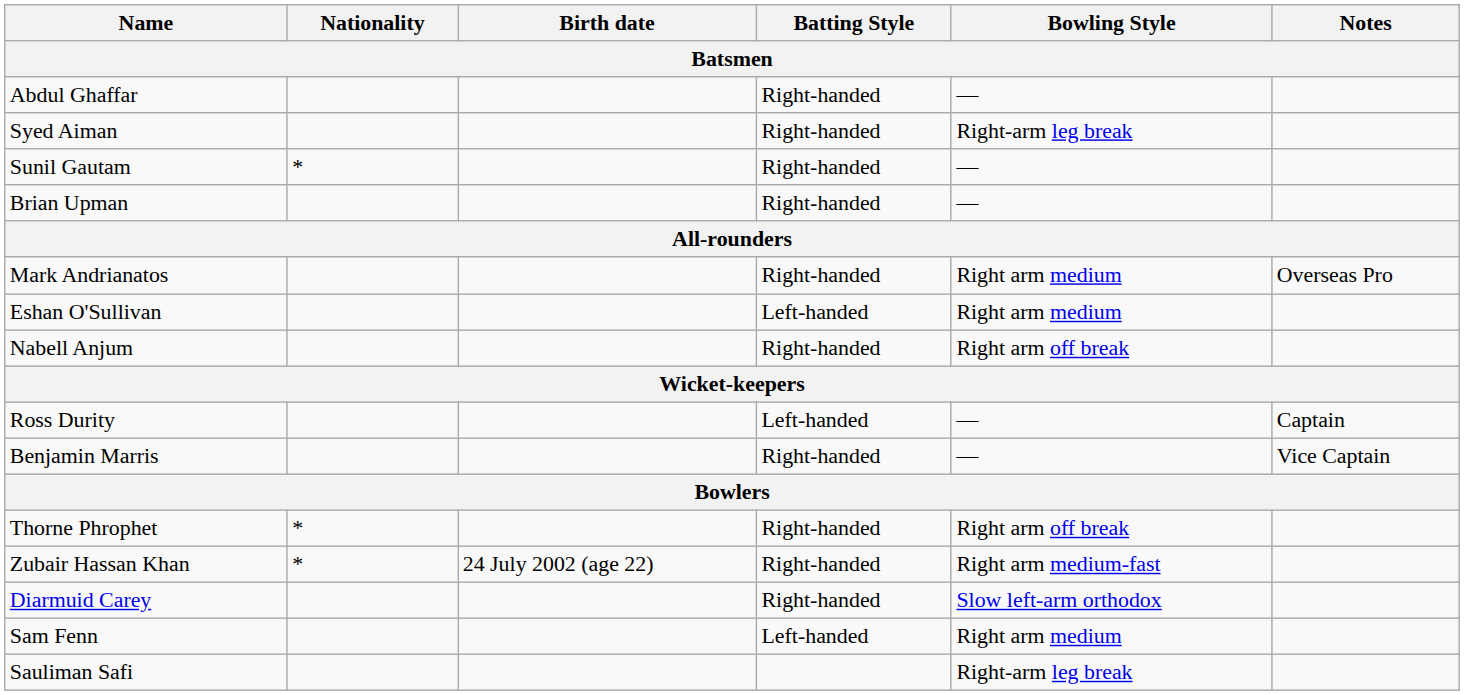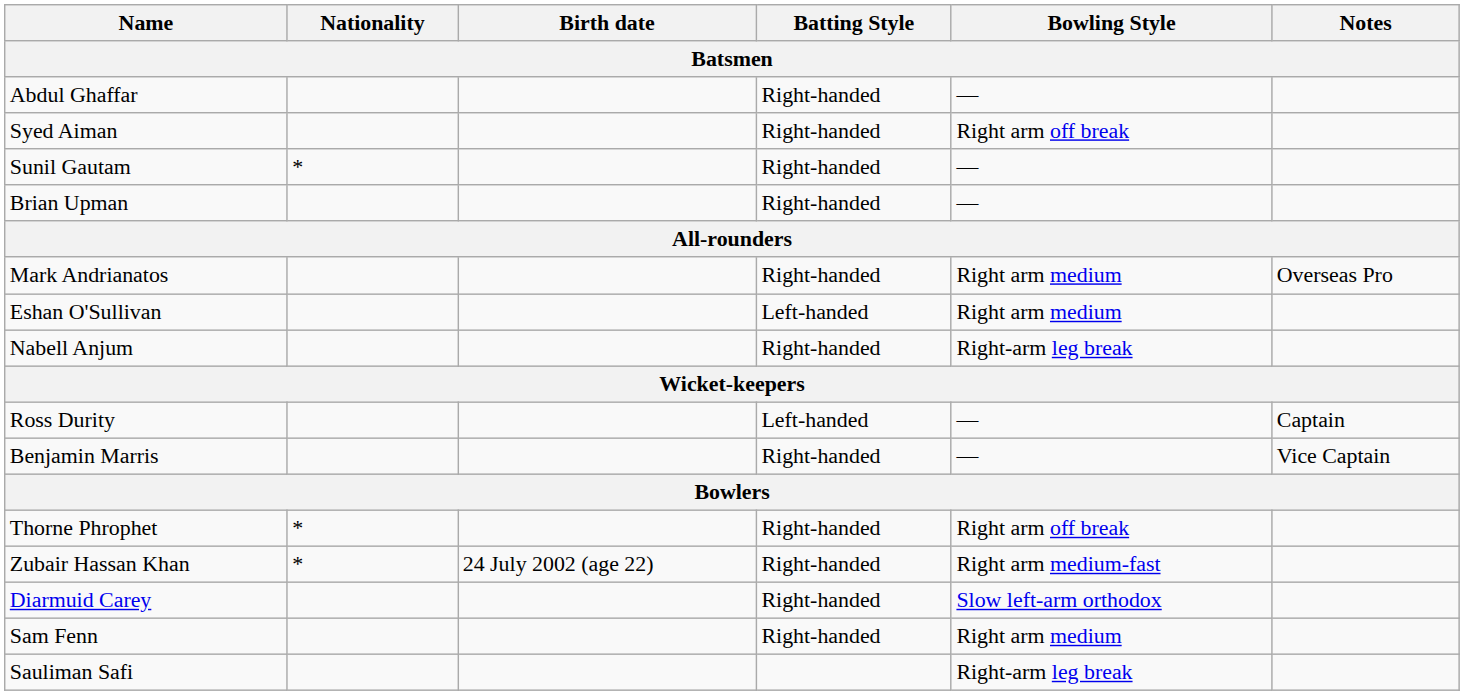(1044, 131) Right-arm leg break -> (1043, 131) Right arm off break
(1043, 347) Right arm off break -> (1044, 347) Right-arm leg break
(815, 636) Left-handed -> (821, 636) Right-handed
